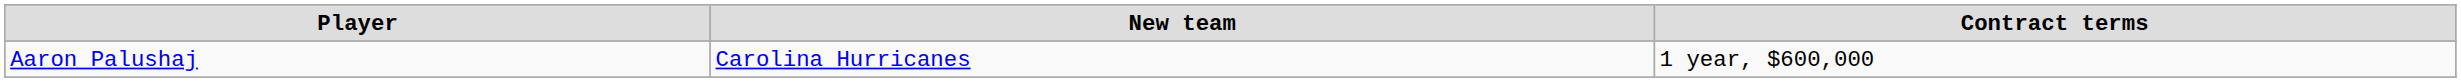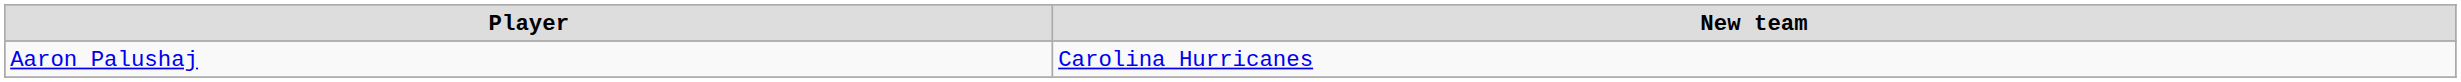- column: (2055, 23)
